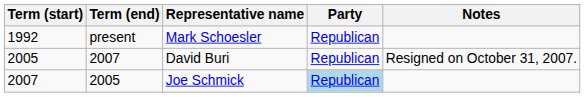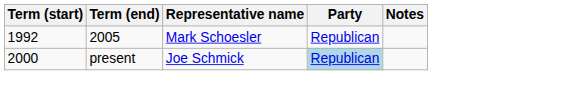(112, 37) present -> (105, 37) 2005
- row: (198, 59)
(23, 80) 2007 -> (23, 59) 2000
(105, 80) 2005 -> (112, 59) present
